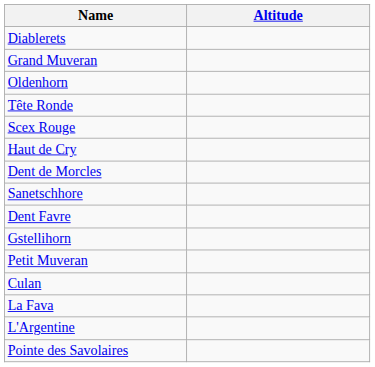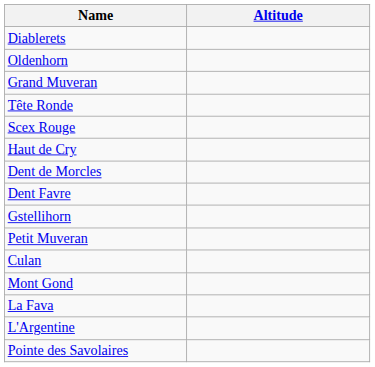rows swapped: (38, 82) <-> (52, 60)
- row: (45, 194)
+ row: (40, 283)
